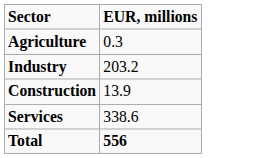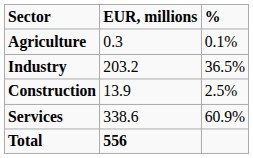+ column: (212, 16)
